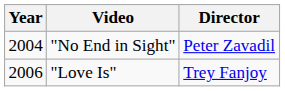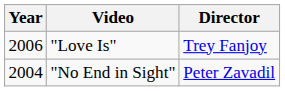rows swapped: (113, 45) <-> (84, 72)
